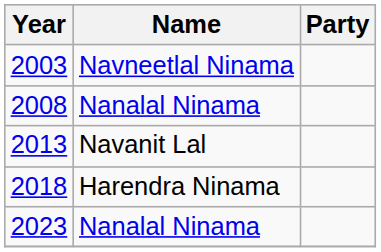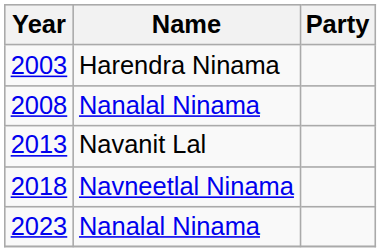(186, 65) Navneetlal Ninama -> (179, 65) Harendra Ninama
(179, 186) Harendra Ninama -> (186, 186) Navneetlal Ninama
